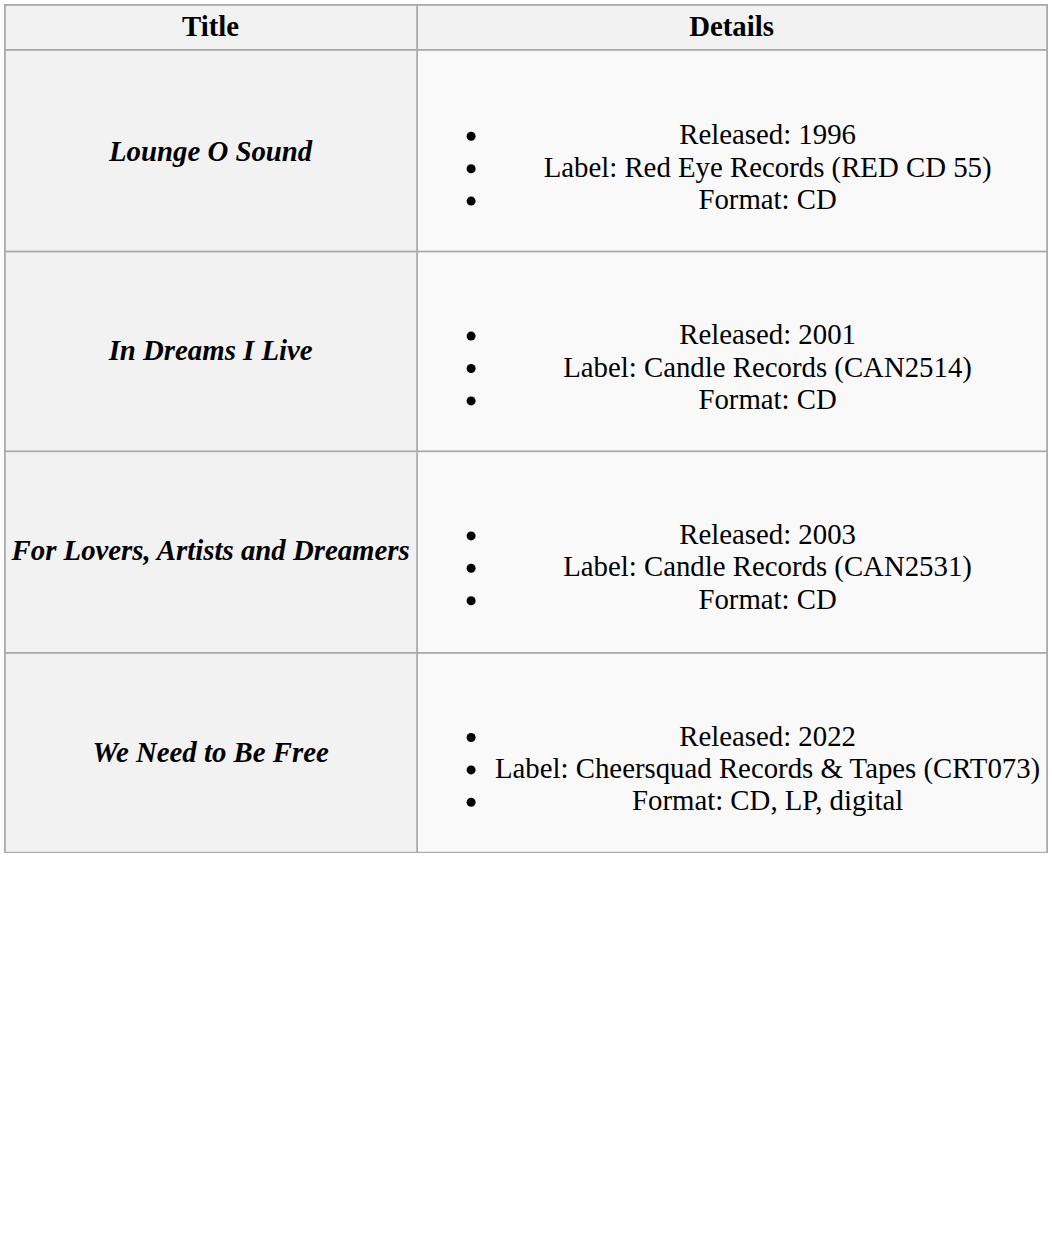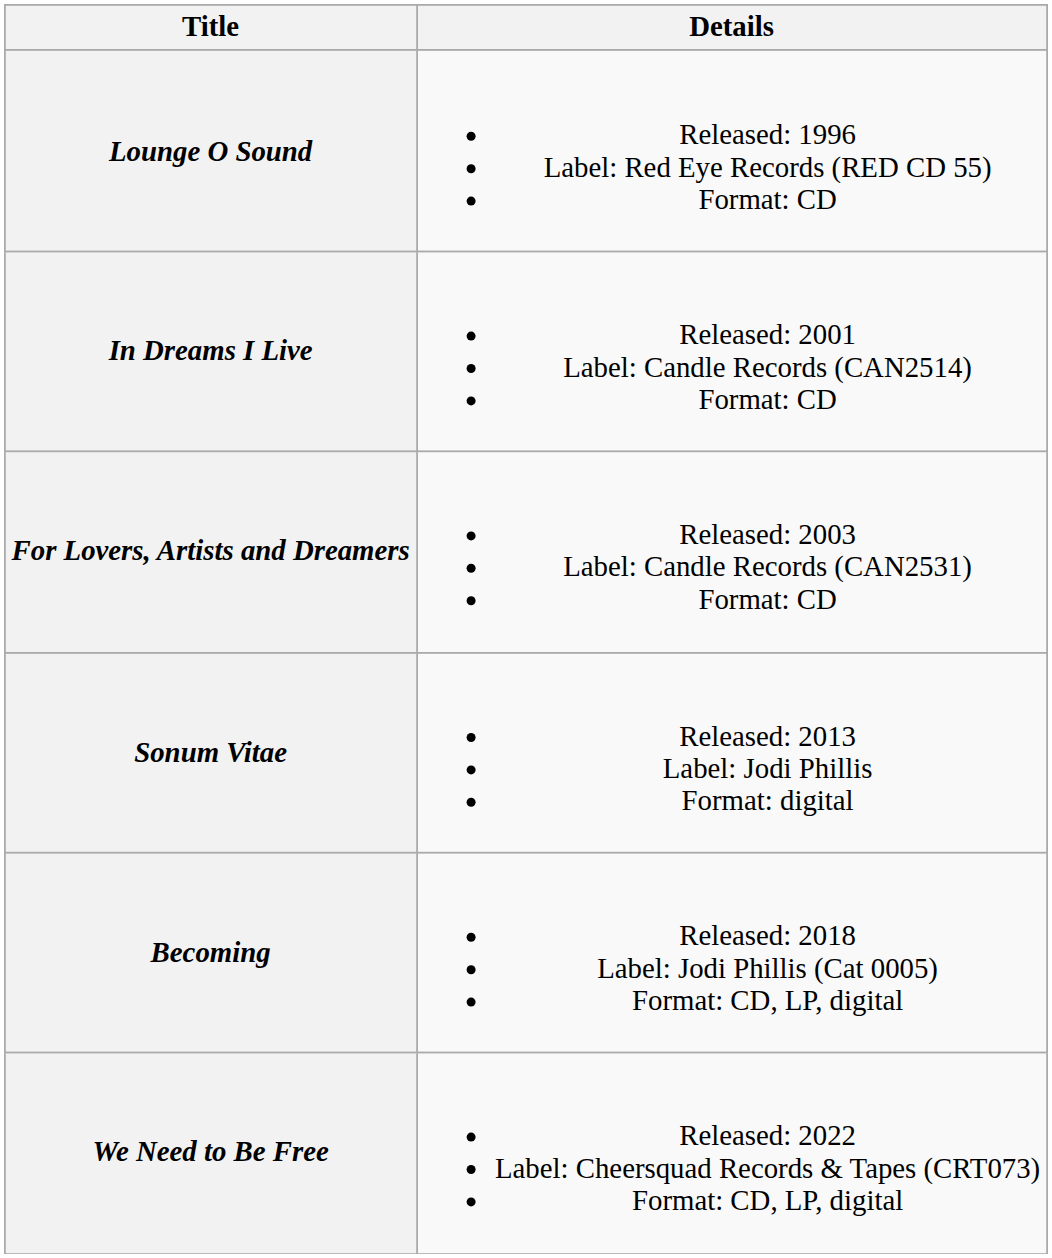+ row: (211, 751)
+ row: (211, 952)
